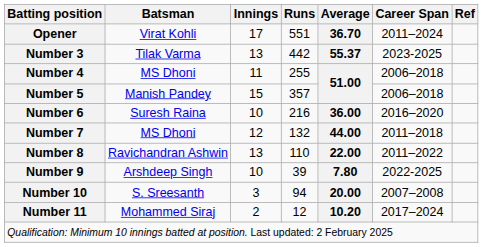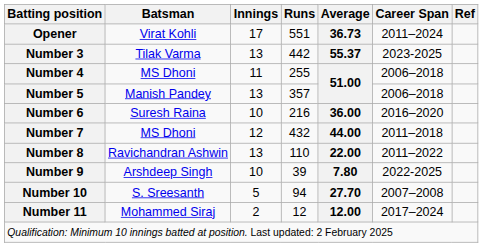(345, 34) 36.70 -> (345, 34) 36.73
(256, 93) 15 -> (256, 93) 13
(299, 133) 132 -> (299, 133) 432
(256, 192) 3 -> (256, 192) 5
(345, 192) 20.00 -> (345, 192) 27.70
(345, 212) 10.20 -> (345, 212) 12.00
